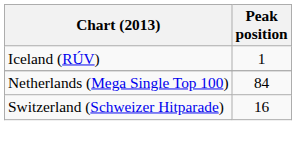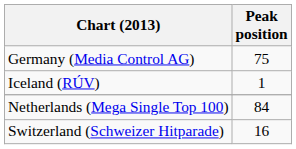+ row: (101, 58)
